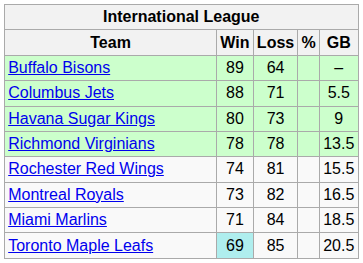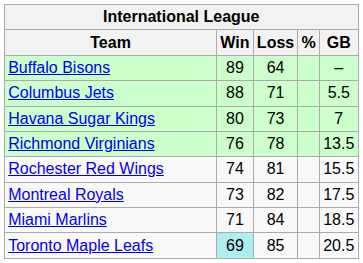(339, 118) 9 -> (339, 118) 7
(235, 144) 78 -> (235, 144) 76
(339, 194) 16.5 -> (339, 194) 17.5
